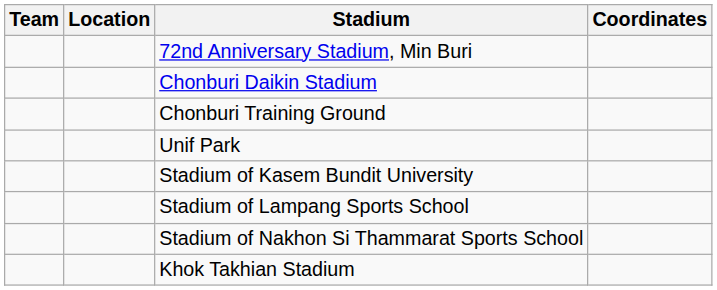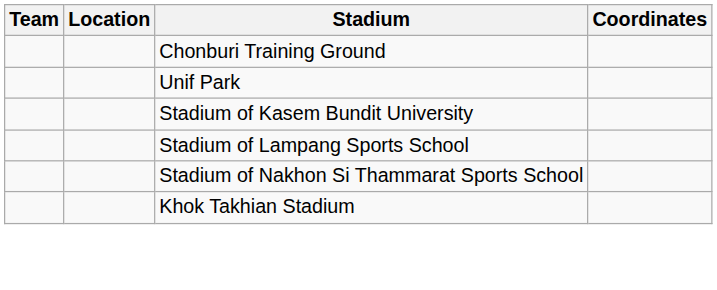- row: (316, 51)
- row: (268, 82)
